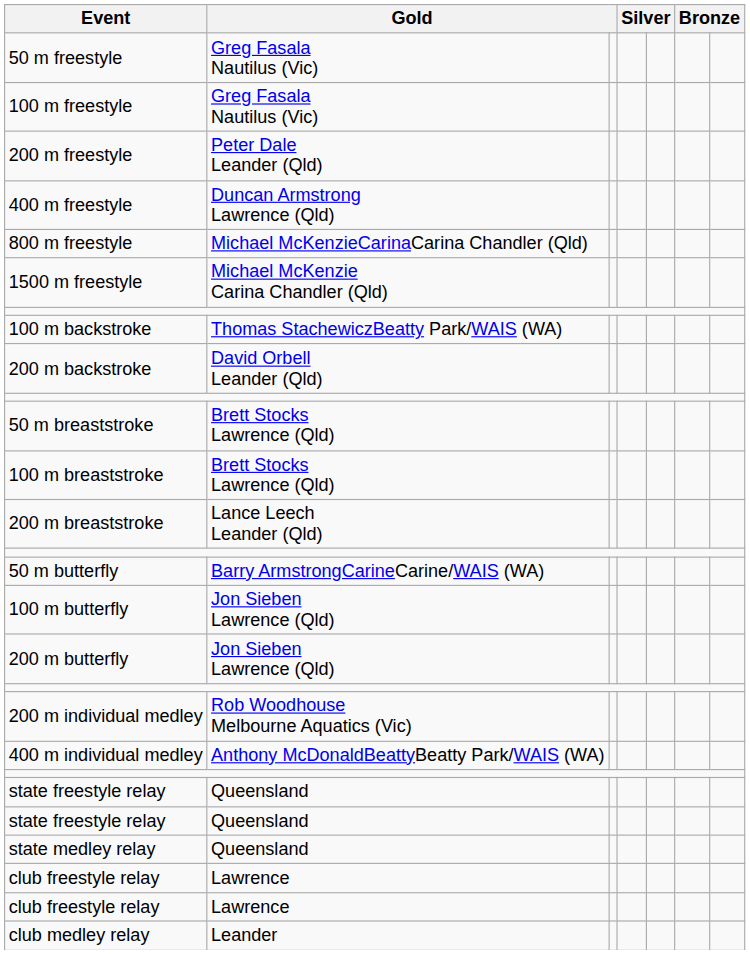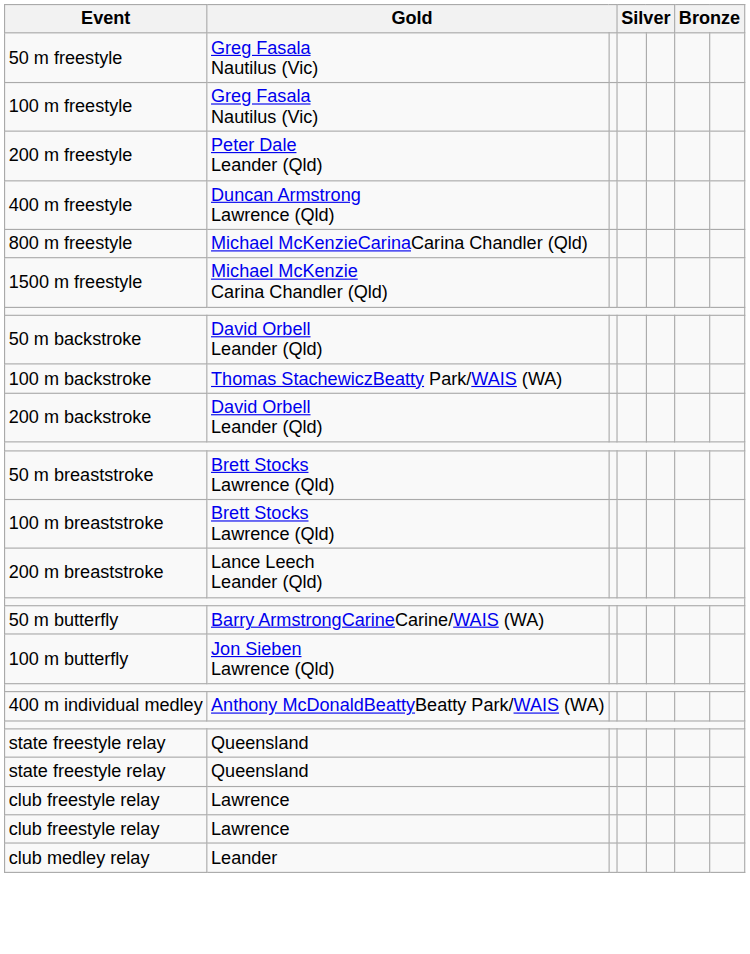+ row: (75, 339)
- row: (69, 658)
- row: (106, 716)
- row: (82, 849)
